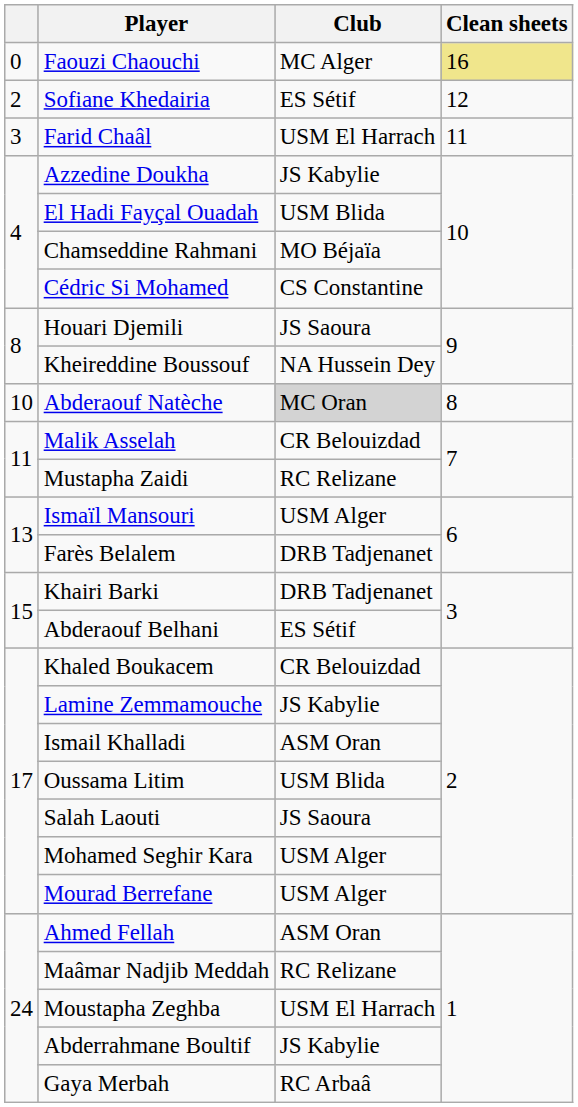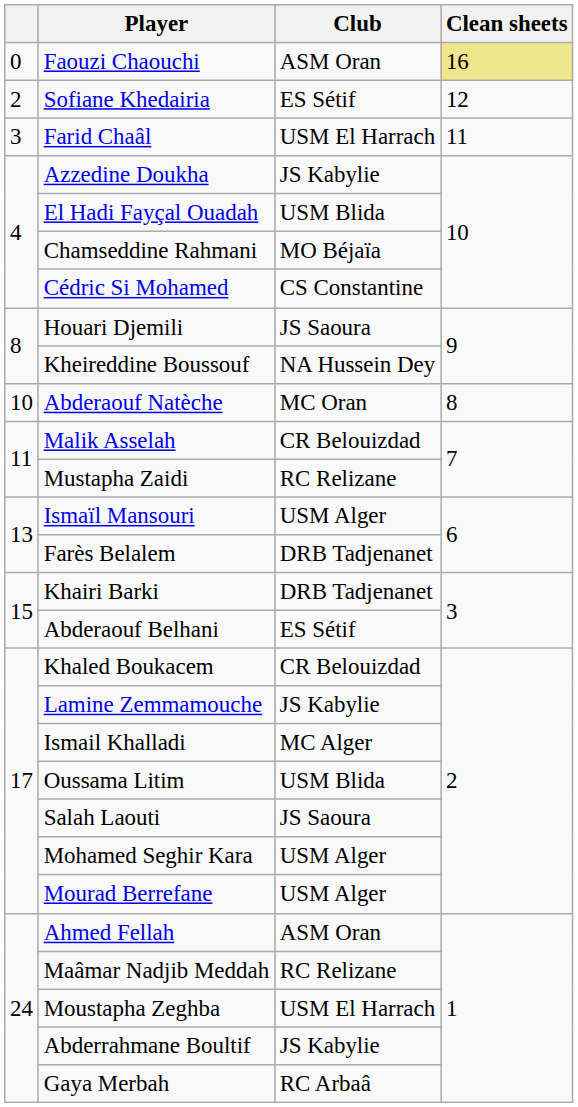(326, 61) MC Alger -> (330, 61) ASM Oran
(323, 402) lightgrey background -> (323, 402) no background
(330, 742) ASM Oran -> (326, 742) MC Alger
